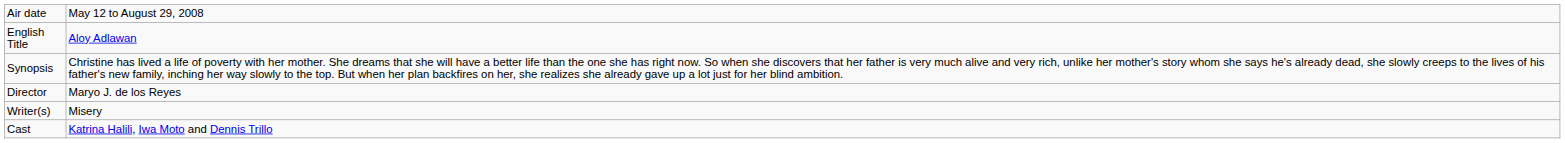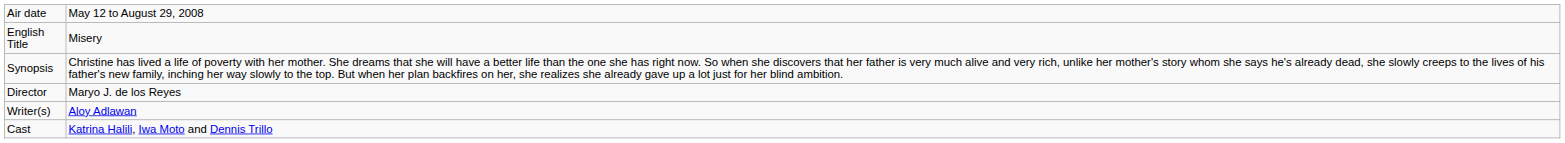(103, 38) Aloy Adlawan -> (85, 38) Misery
(85, 111) Misery -> (103, 111) Aloy Adlawan
